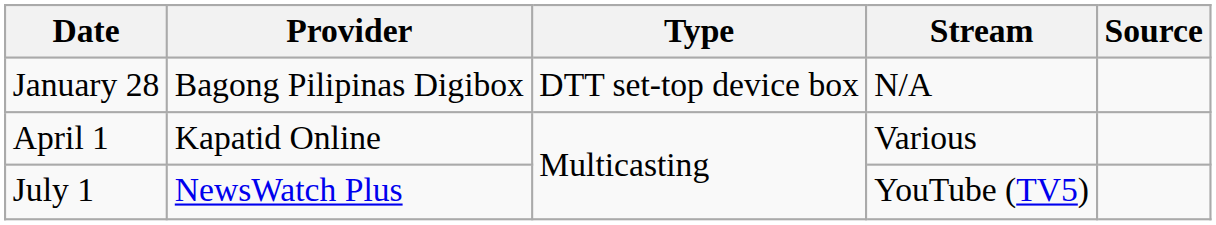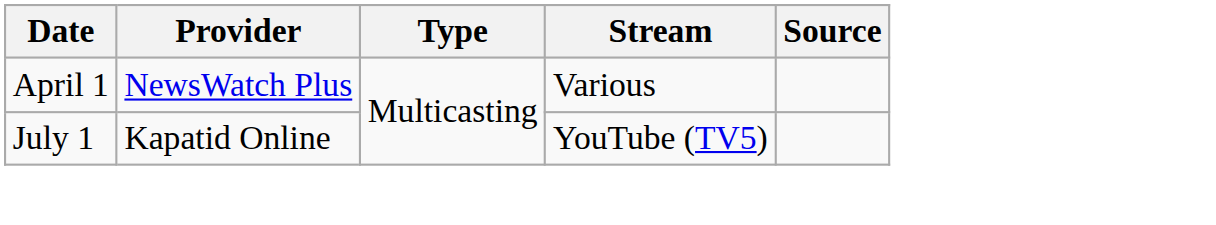- row: (86, 84)
(278, 137) Kapatid Online -> (238, 84) NewsWatch Plus
(289, 191) NewsWatch Plus -> (228, 137) Kapatid Online
